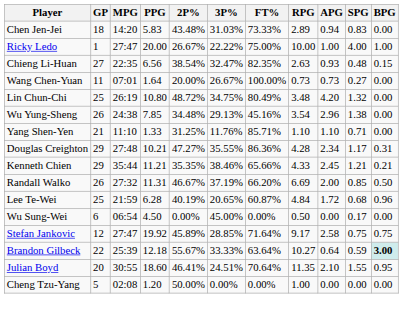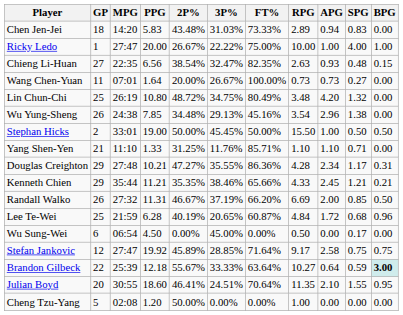+ row: (38, 132)
